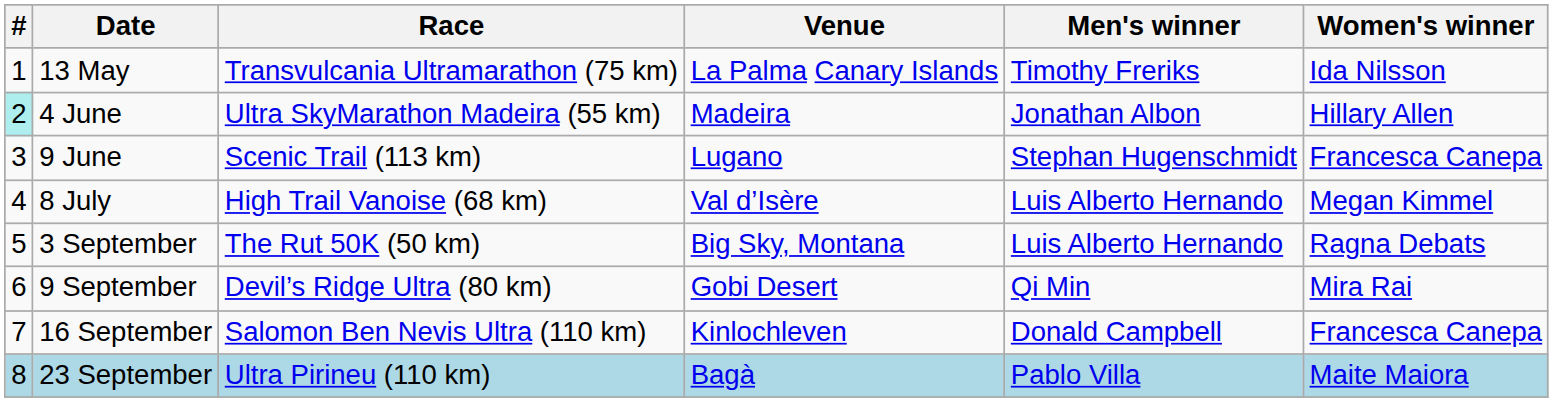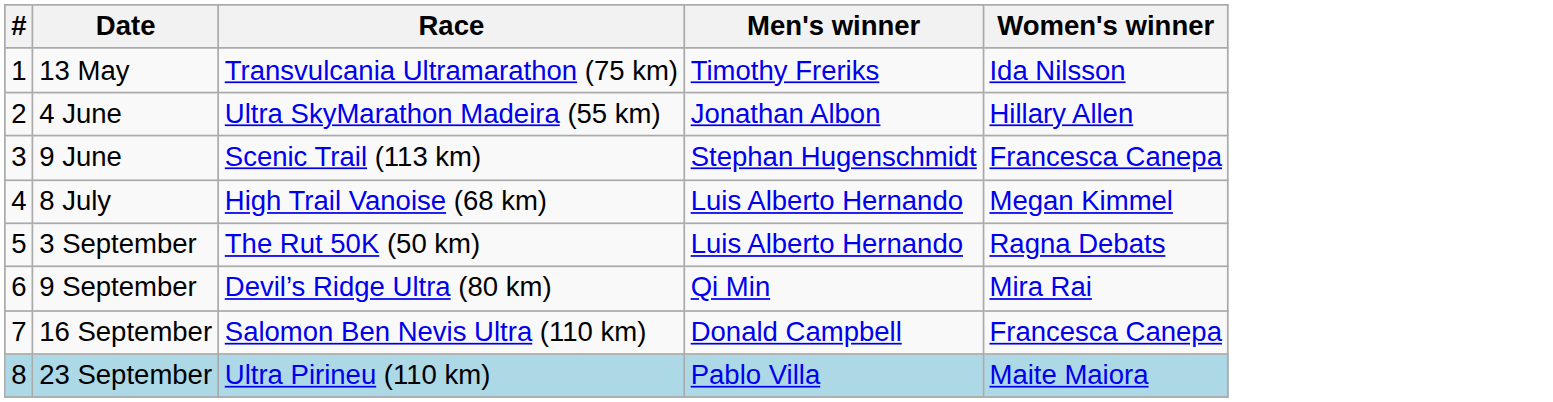- column: (844, 26)
(19, 113) paleturquoise background -> (19, 113) no background
